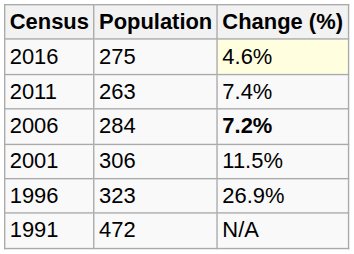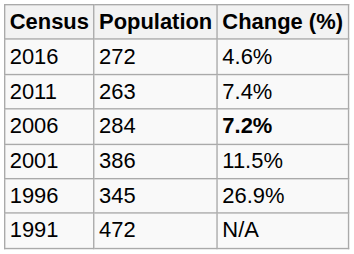(117, 56) 275 -> (117, 56) 272
(247, 56) lightyellow background -> (247, 56) no background
(117, 160) 306 -> (117, 160) 386
(117, 195) 323 -> (117, 195) 345
